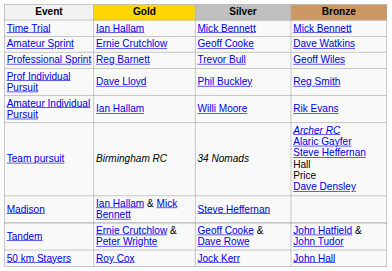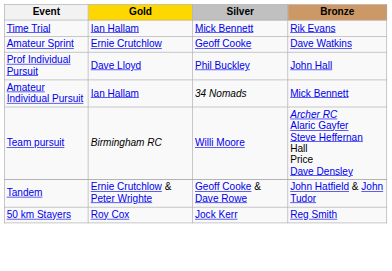(322, 28) Mick Bennett -> (313, 28) Rik Evans
- row: (49, 60)
(317, 82) Reg Smith -> (311, 66) John Hall
(222, 109) Willi Moore -> (221, 93) 34 Nomads
(316, 109) Rik Evans -> (319, 93) Mick Bennett
(223, 159) 34 Nomads -> (220, 143) Willi Moore
- row: (26, 209)
(314, 258) John Hall -> (314, 215) Reg Smith
